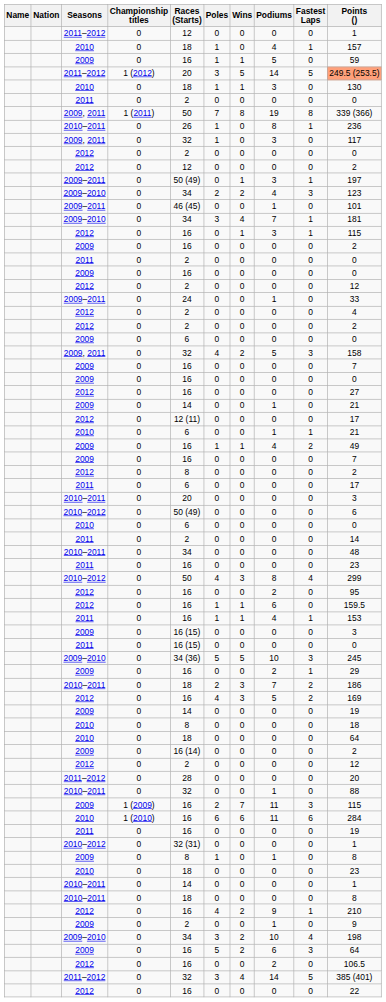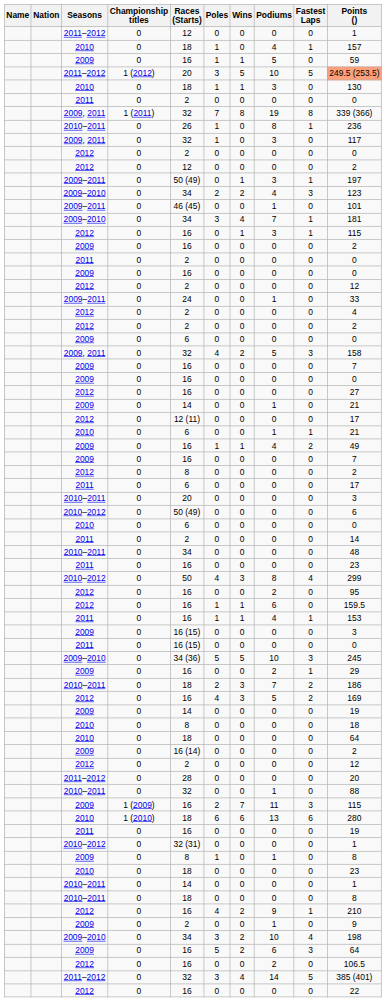(274, 73) 14 -> (274, 73) 10
(187, 113) 50 -> (187, 113) 32
(187, 817) 16 -> (187, 817) 18
(274, 817) 11 -> (274, 817) 13
(354, 817) 284 -> (354, 817) 280
